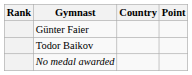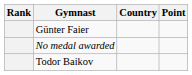rows swapped: (64, 45) <-> (75, 62)
